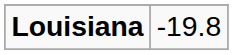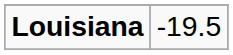(189, 26) -19.8 -> (189, 26) -19.5
